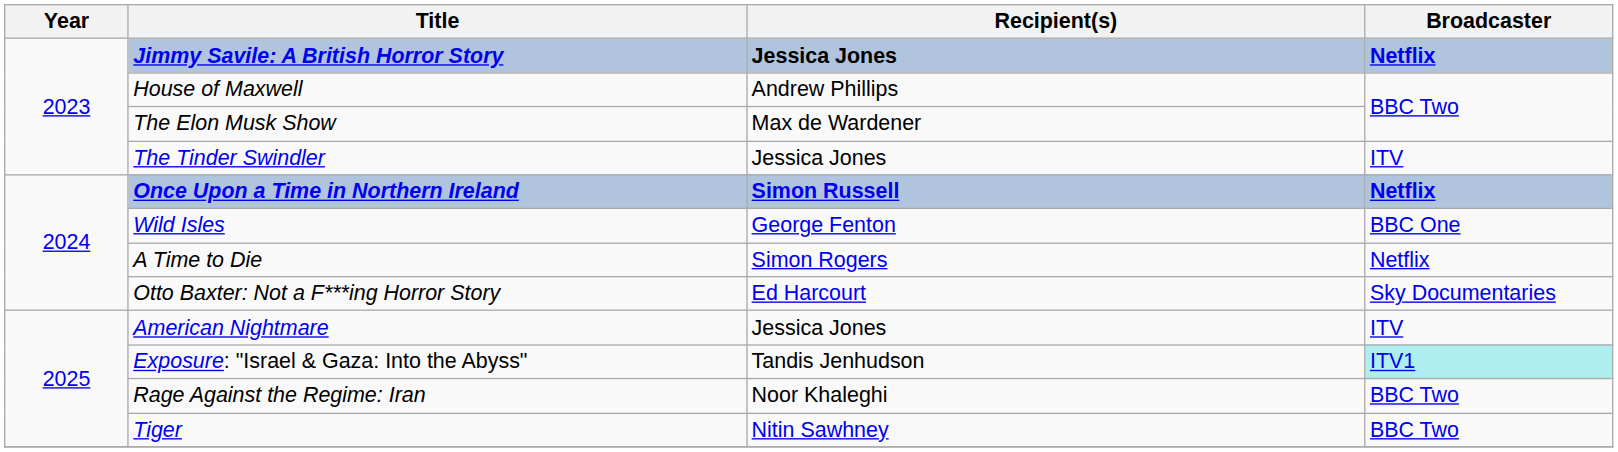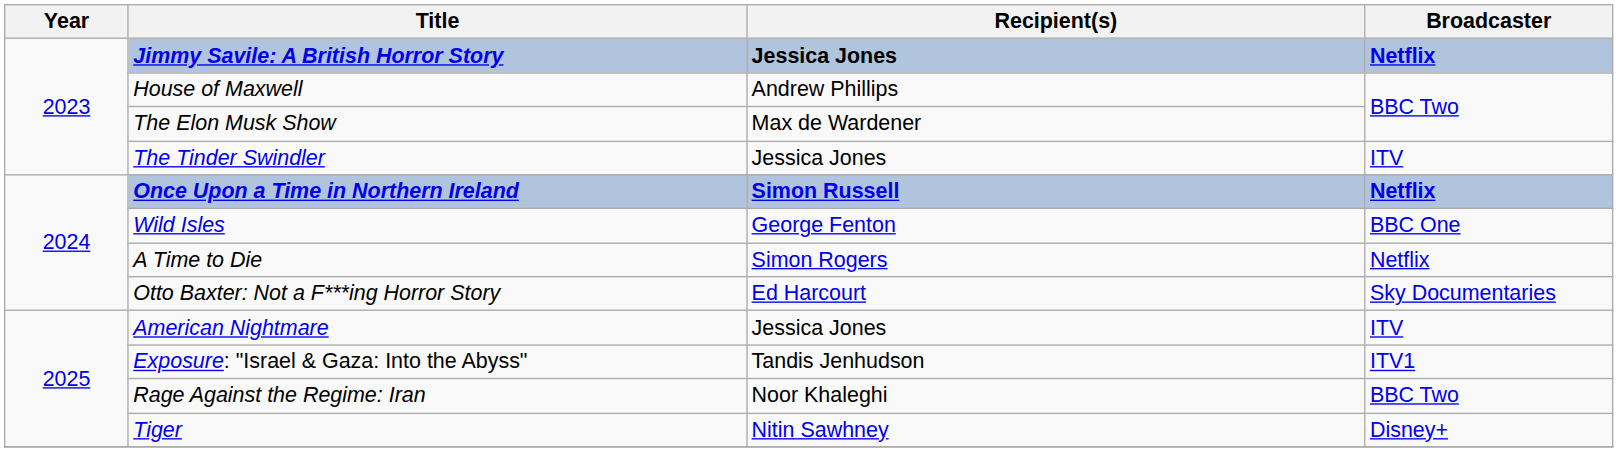(1393, 361) paleturquoise background -> (1393, 361) no background
(1414, 429) BBC Two -> (1409, 429) Disney+
